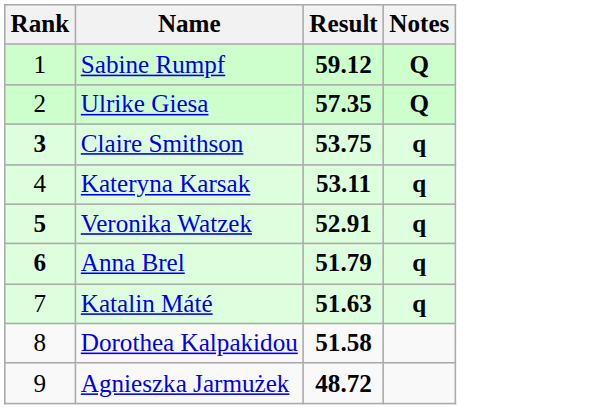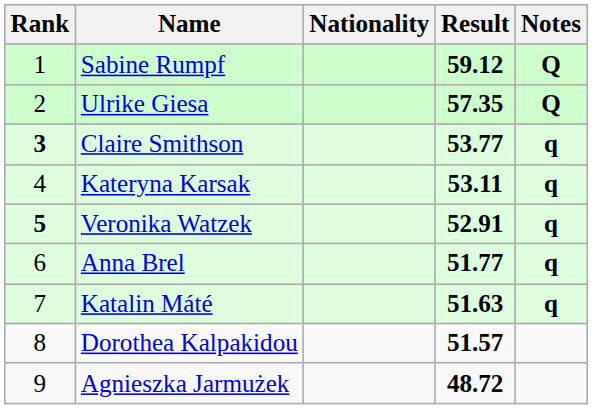+ column: (369, 24)
(344, 143) 53.75 -> (475, 143) 53.77
(40, 263) bold -> (40, 263) normal
(344, 263) 51.79 -> (475, 263) 51.77
(344, 343) 51.58 -> (475, 343) 51.57
